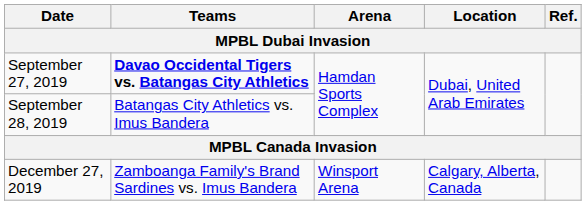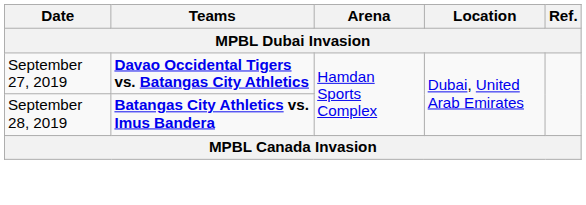(204, 114) normal -> (212, 114) bold
- row: (56, 179)
